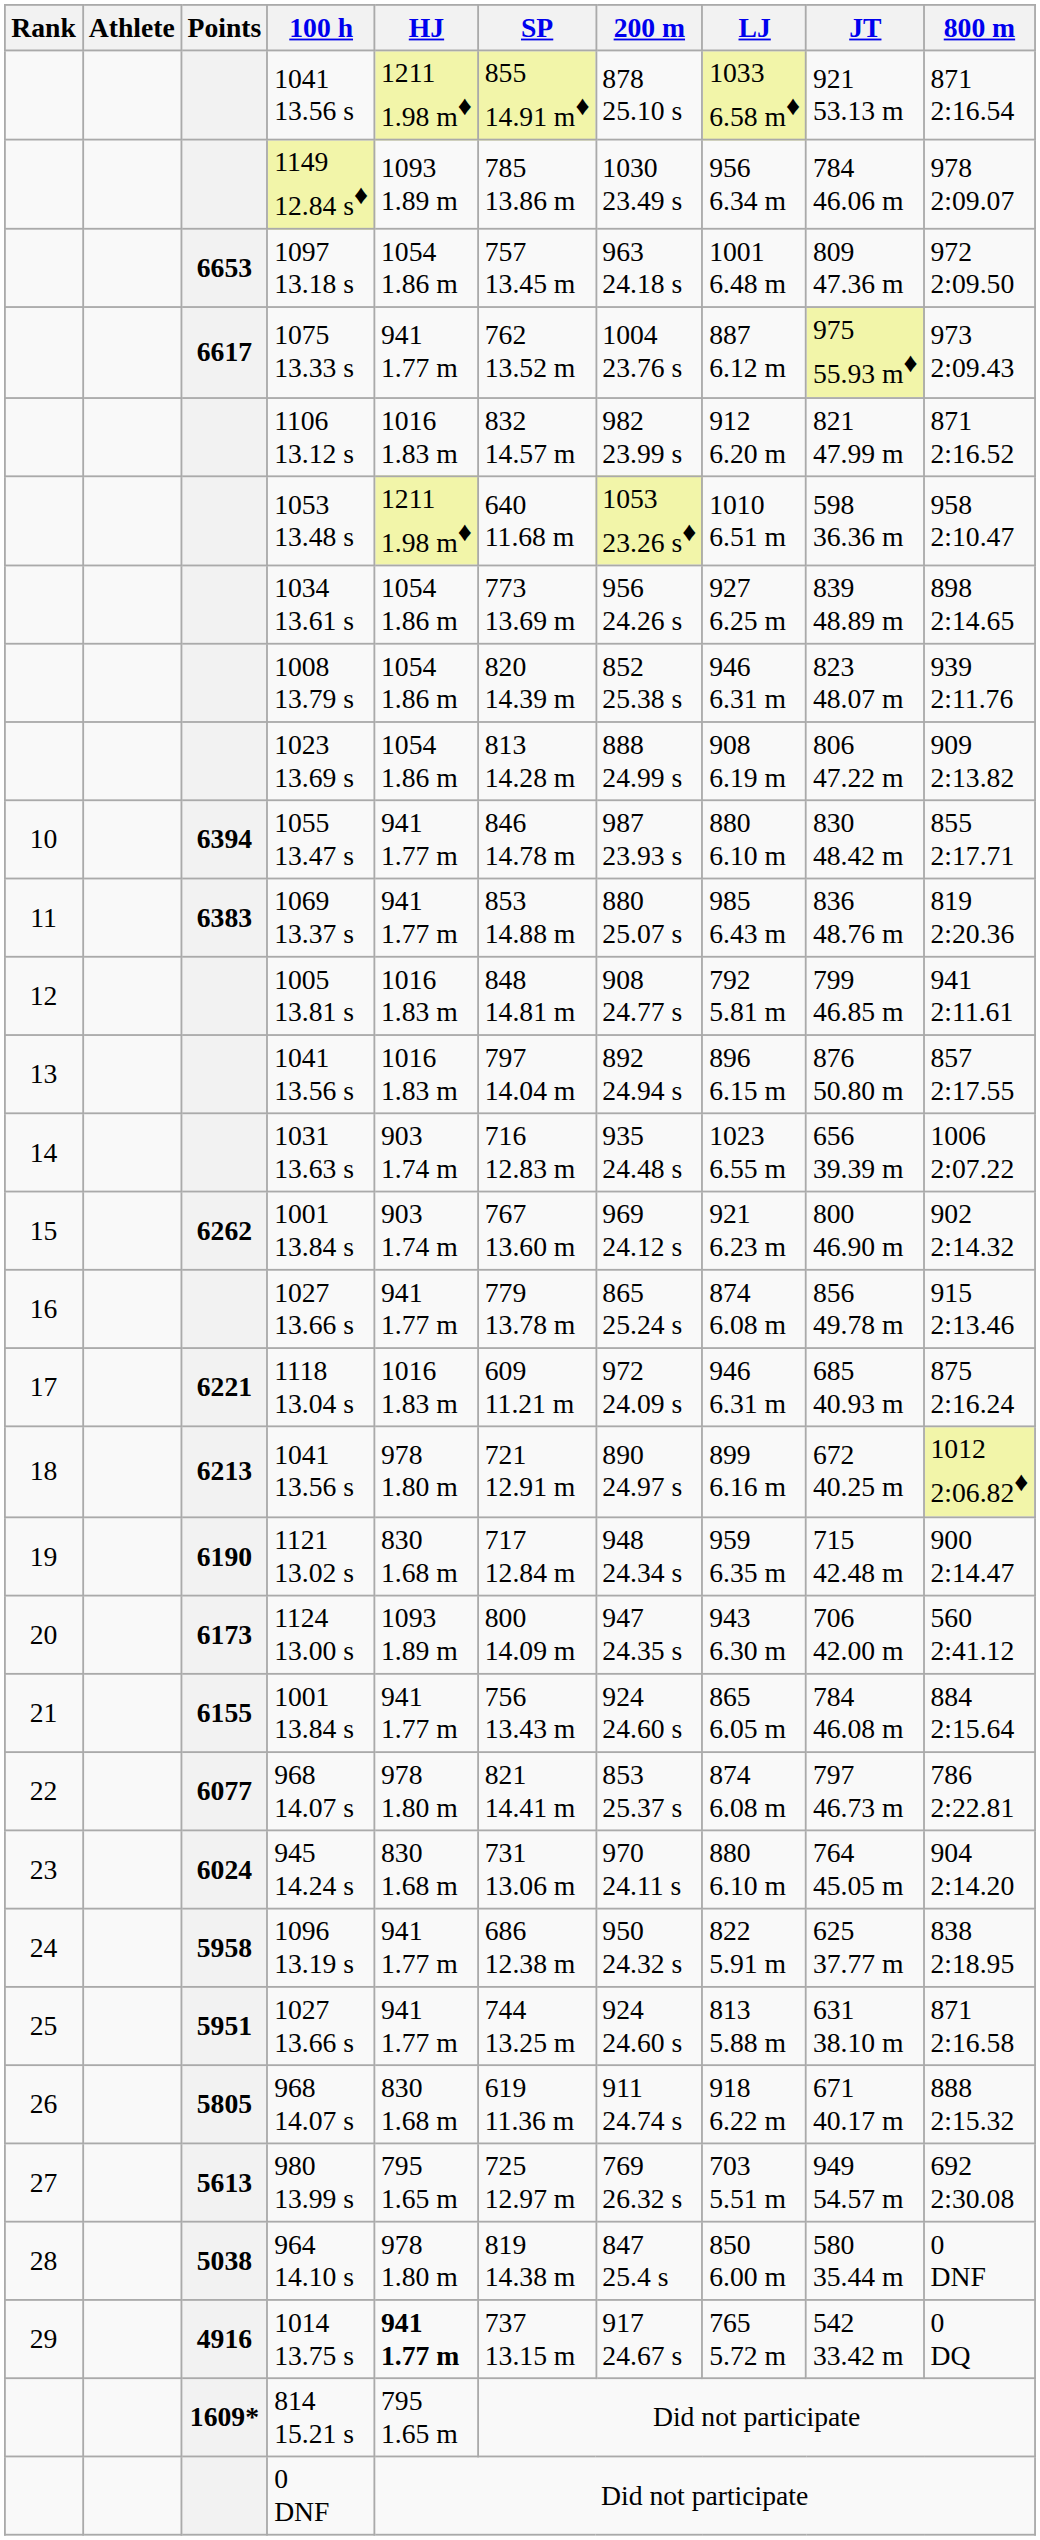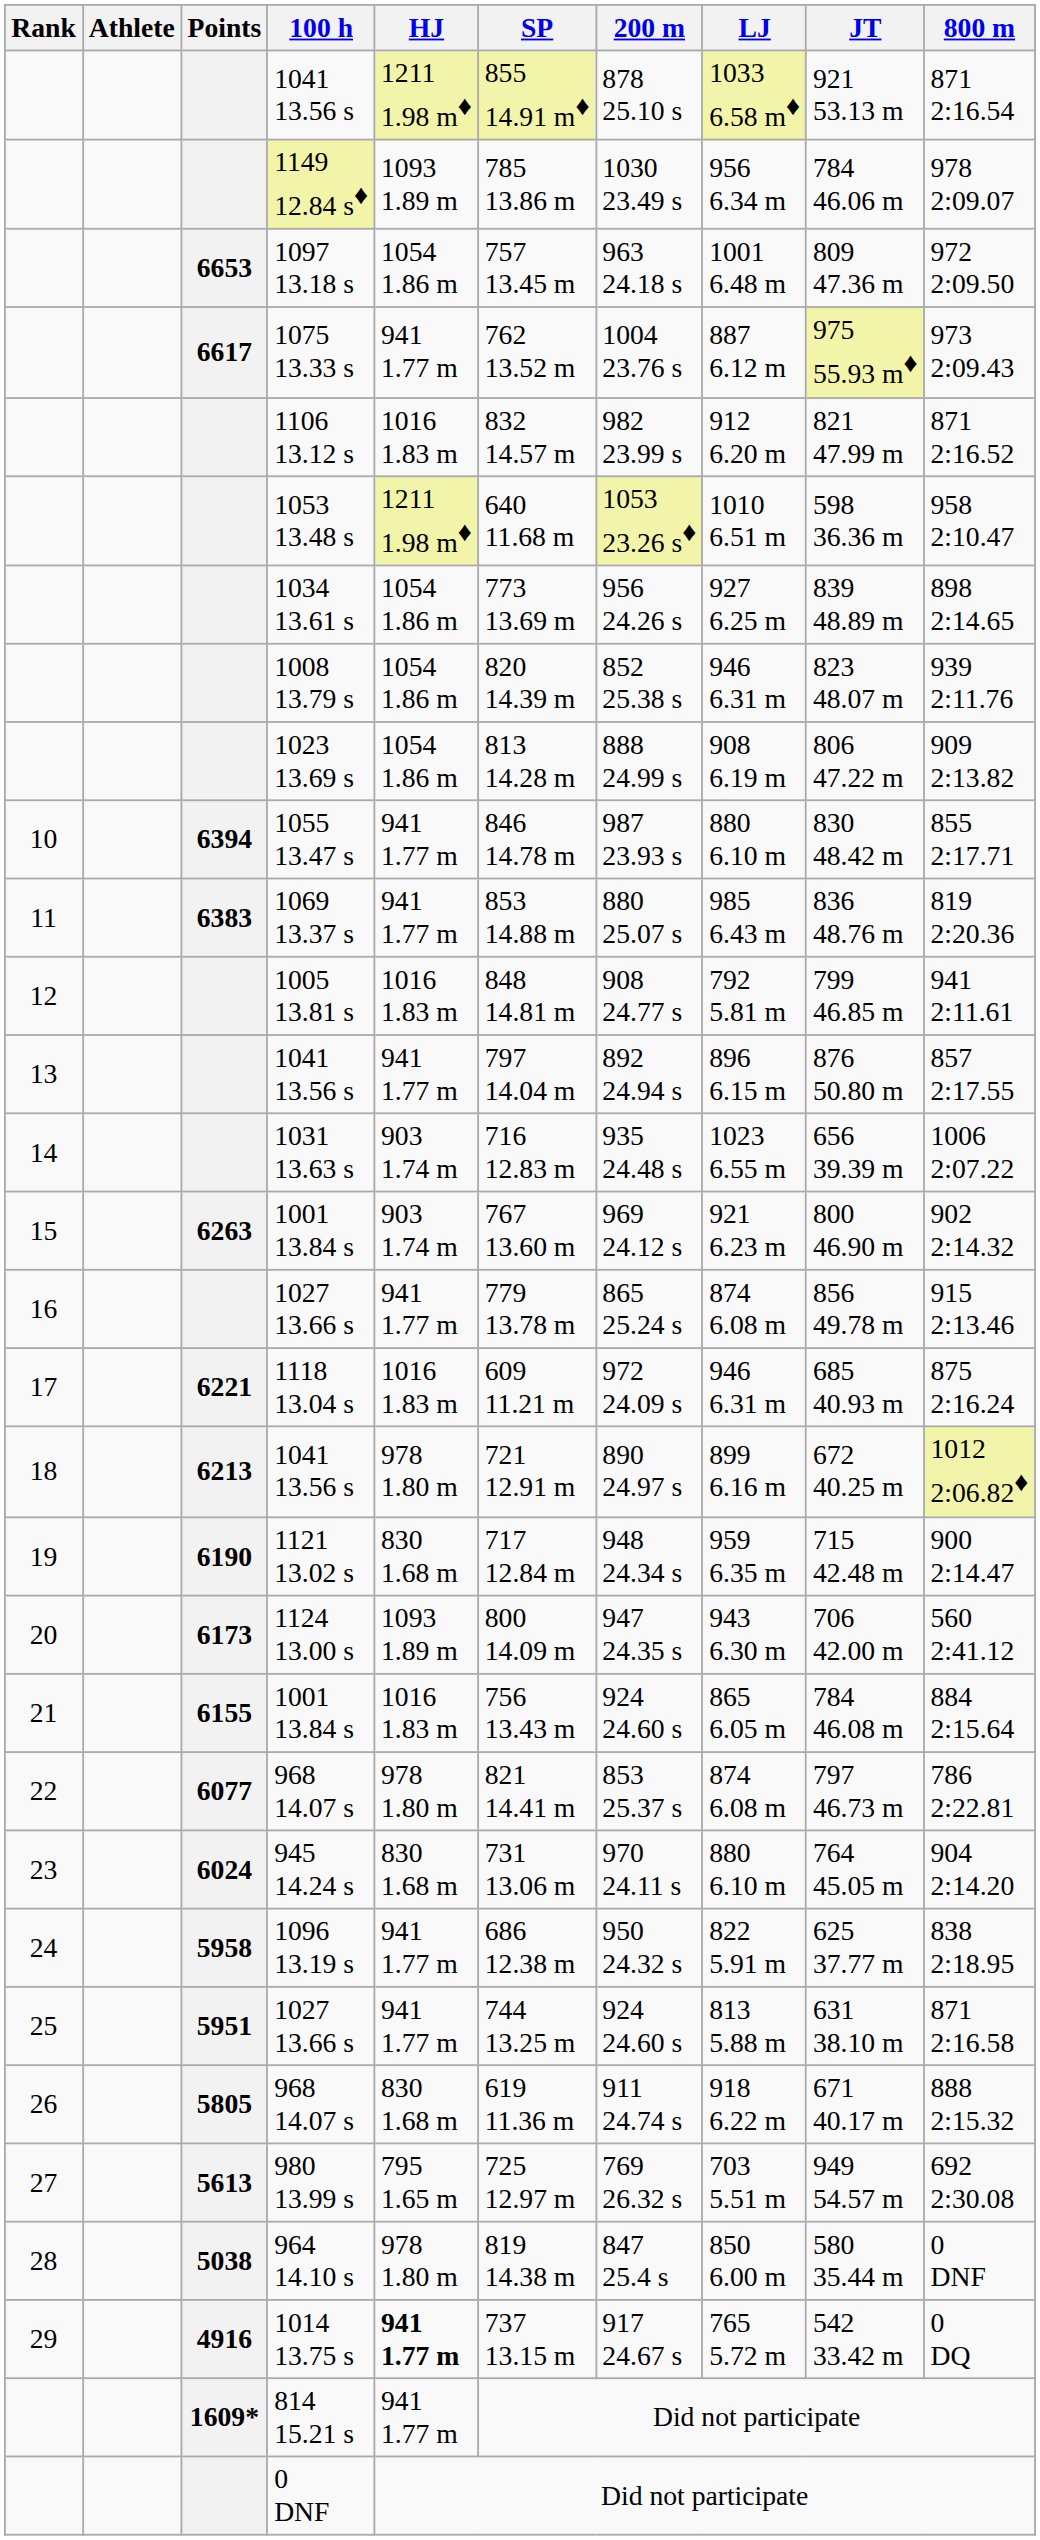(419, 1074) 1016 1.83 m -> (419, 1074) 941 1.77 m
(224, 1230) 6262 -> (224, 1230) 6263
(419, 1712) 941 1.77 m -> (419, 1712) 1016 1.83 m
(419, 2417) 795 1.65 m -> (419, 2417) 941 1.77 m
